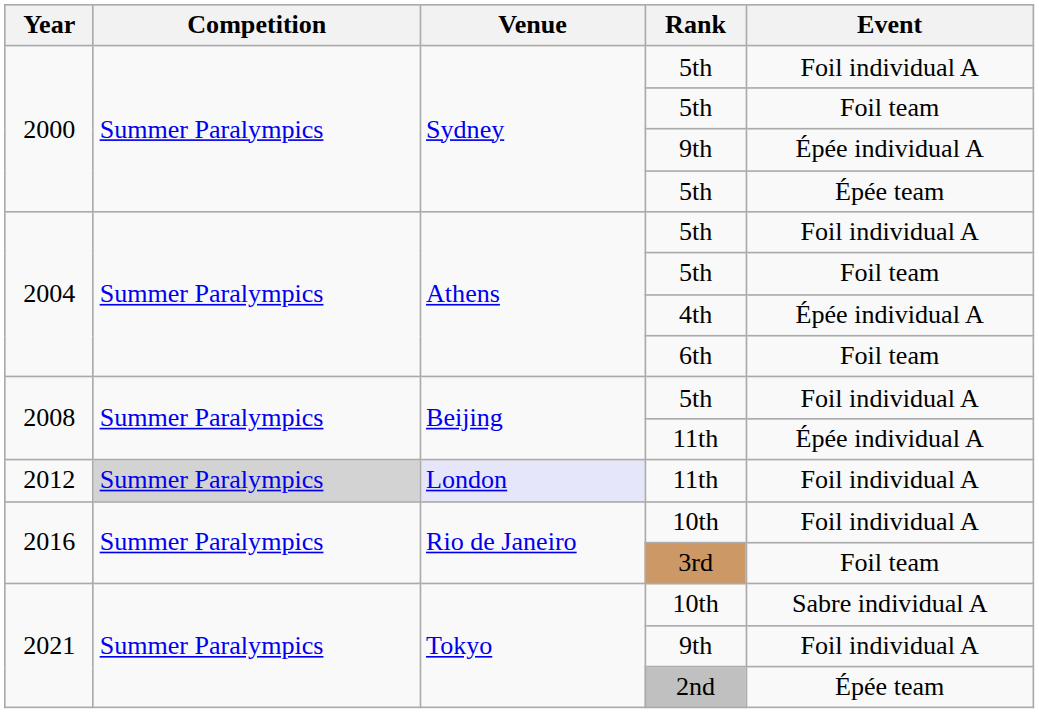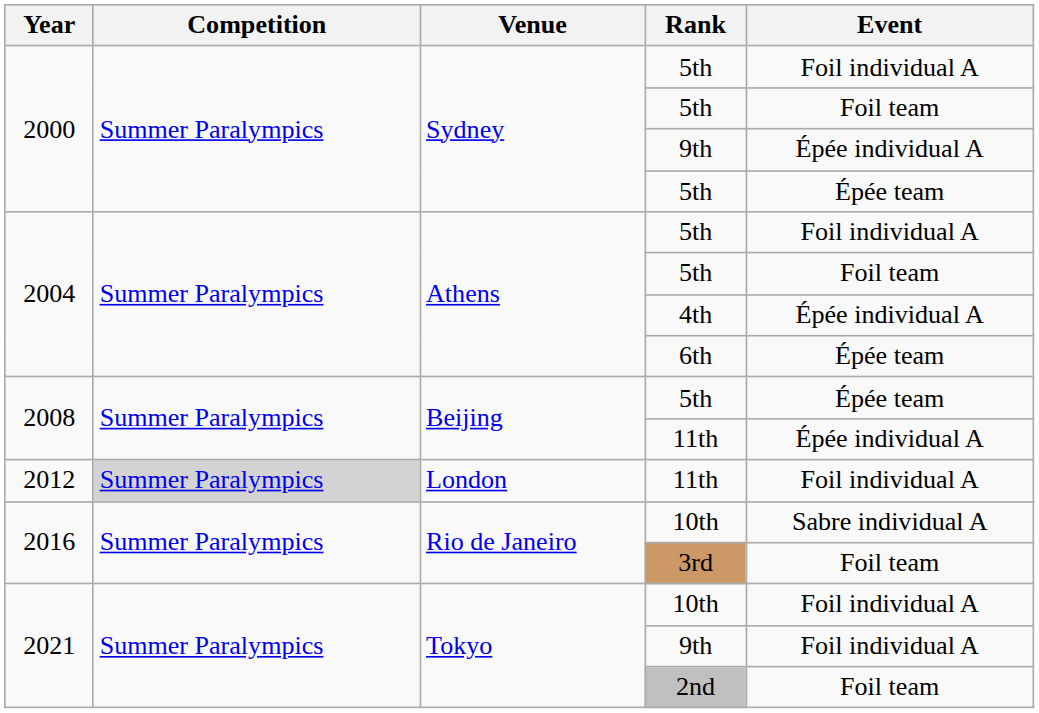(890, 356) Foil team -> (890, 356) Épée team
(890, 397) Foil individual A -> (890, 397) Épée team
(467, 480) lavender background -> (467, 480) no background
(890, 521) Foil individual A -> (890, 521) Sabre individual A
(890, 604) Sabre individual A -> (890, 604) Foil individual A
(890, 686) Épée team -> (890, 686) Foil team
